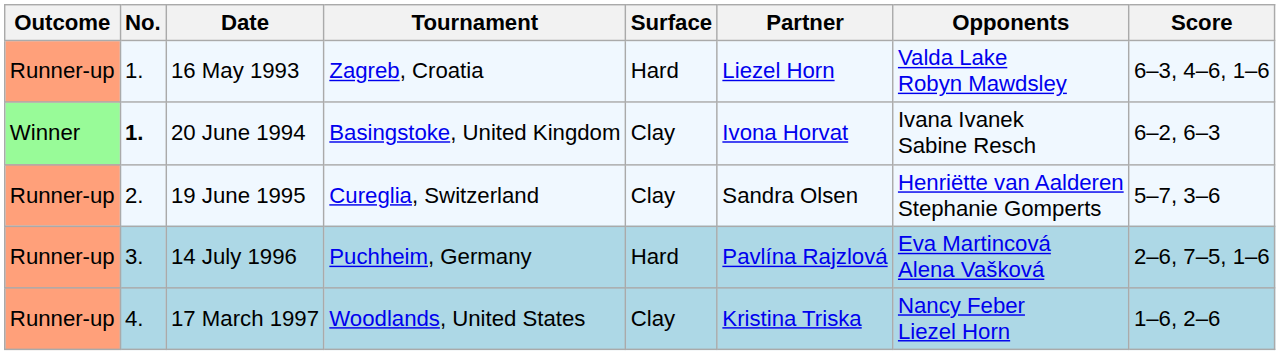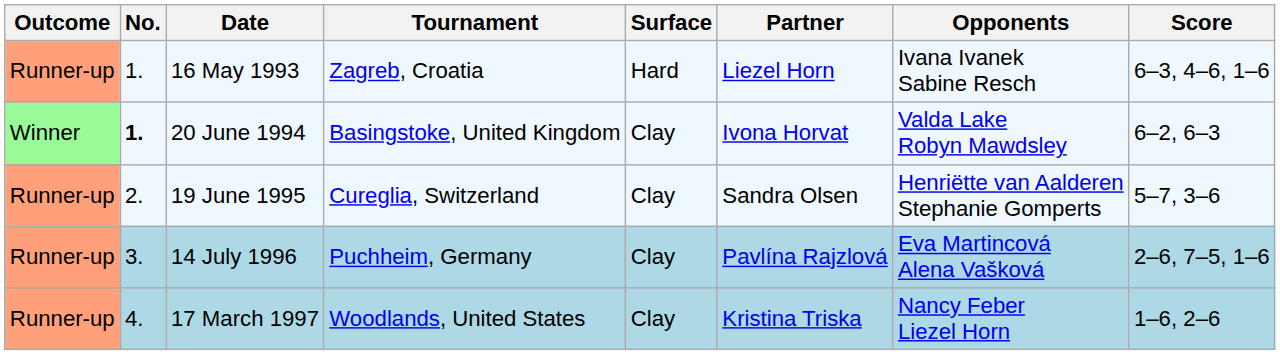(982, 70) Valda Lake Robyn Mawdsley -> (967, 70) Ivana Ivanek Sabine Resch
(967, 132) Ivana Ivanek Sabine Resch -> (982, 132) Valda Lake Robyn Mawdsley
(655, 256) Hard -> (653, 256) Clay
